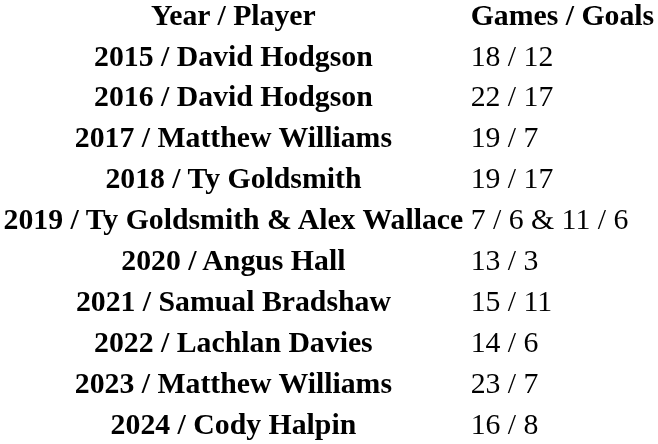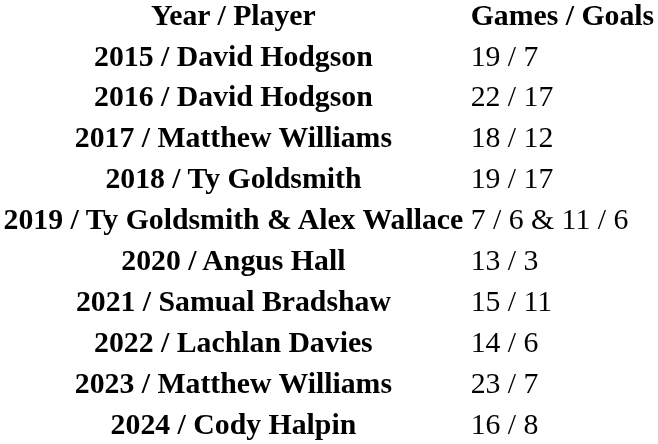(512, 55) 18 / 12 -> (505, 55) 19 / 7
(505, 137) 19 / 7 -> (512, 137) 18 / 12
